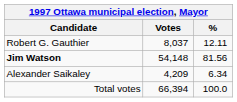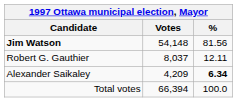rows swapped: (34, 58) <-> (48, 43)
(218, 74) normal -> (218, 74) bold
